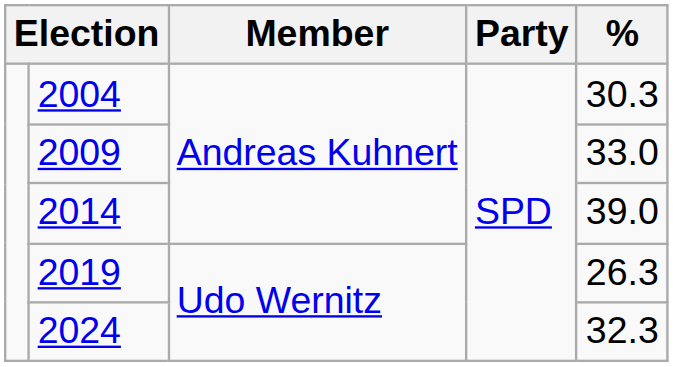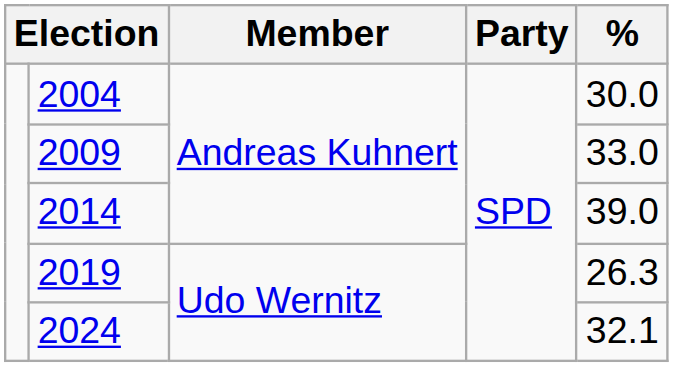(622, 93) 30.3 -> (622, 93) 30.0
(622, 331) 32.3 -> (622, 331) 32.1
